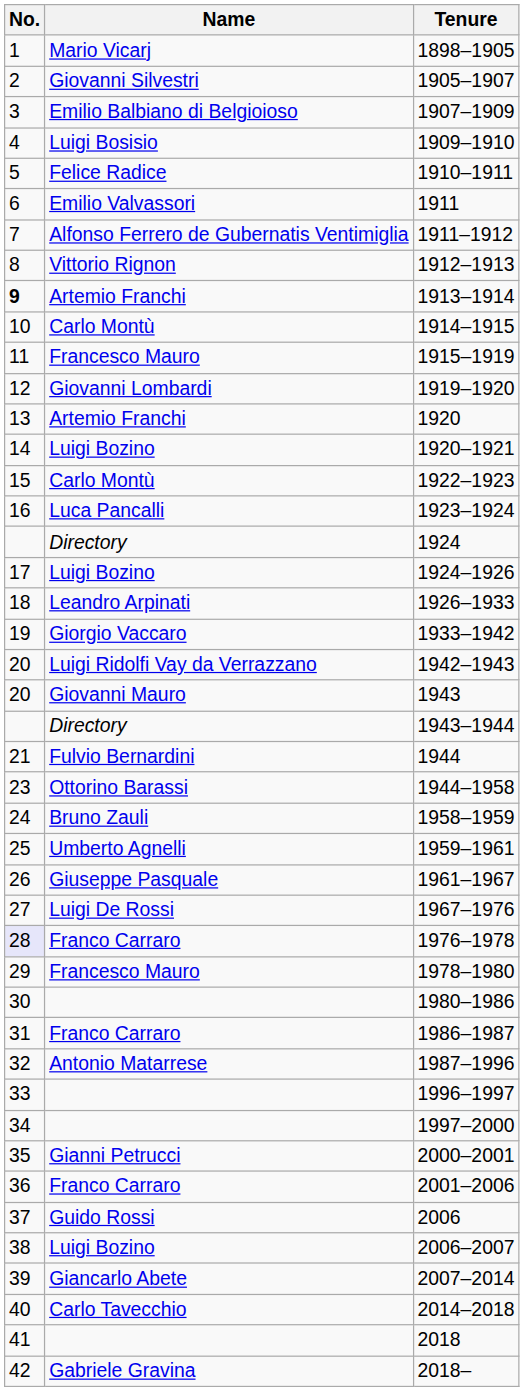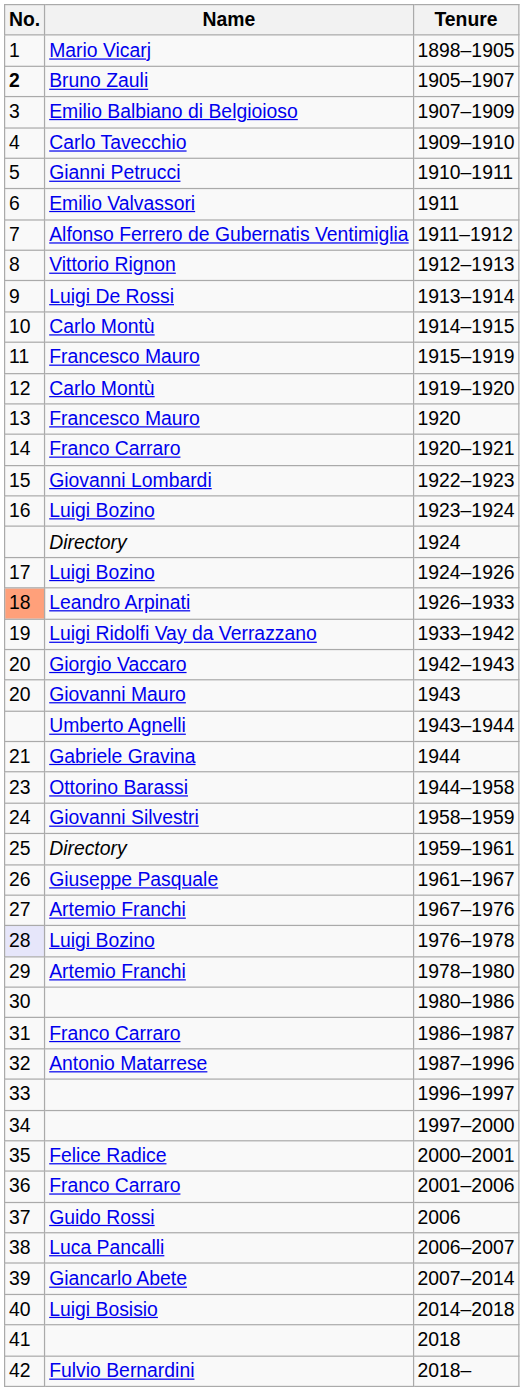(14, 81) normal -> (14, 81) bold
(124, 81) Giovanni Silvestri -> (99, 81) Bruno Zauli
(104, 142) Luigi Bosisio -> (118, 142) Carlo Tavecchio
(108, 173) Felice Radice -> (115, 173) Gianni Petrucci
(14, 296) bold -> (14, 296) normal
(118, 296) Artemio Franchi -> (112, 296) Luigi De Rossi
(130, 388) Giovanni Lombardi -> (102, 388) Carlo Montù
(118, 419) Artemio Franchi -> (125, 419) Francesco Mauro
(102, 449) Luigi Bozino -> (115, 449) Franco Carraro
(102, 480) Carlo Montù -> (130, 480) Giovanni Lombardi
(107, 511) Luca Pancalli -> (102, 511) Luigi Bozino
(20, 603) no background -> (20, 603) lightsalmon background
(118, 633) Giorgio Vaccaro -> (183, 633) Luigi Ridolfi Vay da Verrazzano
(183, 664) Luigi Ridolfi Vay da Verrazzano -> (118, 664) Giorgio Vaccaro
(88, 726) Directory -> (118, 726) Umberto Agnelli
(122, 756) Fulvio Bernardini -> (122, 756) Gabriele Gravina
(99, 818) Bruno Zauli -> (124, 818) Giovanni Silvestri
(118, 848) Umberto Agnelli -> (88, 848) Directory
(112, 910) Luigi De Rossi -> (118, 910) Artemio Franchi
(115, 940) Franco Carraro -> (102, 940) Luigi Bozino
(125, 971) Francesco Mauro -> (118, 971) Artemio Franchi
(115, 1155) Gianni Petrucci -> (108, 1155) Felice Radice
(102, 1248) Luigi Bozino -> (107, 1248) Luca Pancalli
(118, 1309) Carlo Tavecchio -> (104, 1309) Luigi Bosisio
(122, 1370) Gabriele Gravina -> (122, 1370) Fulvio Bernardini
